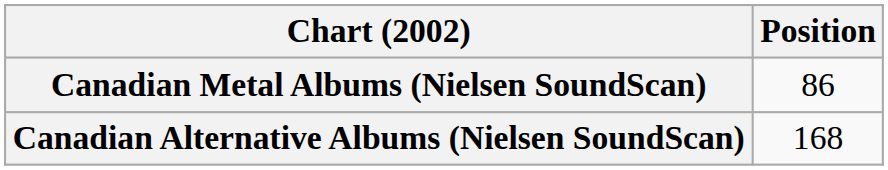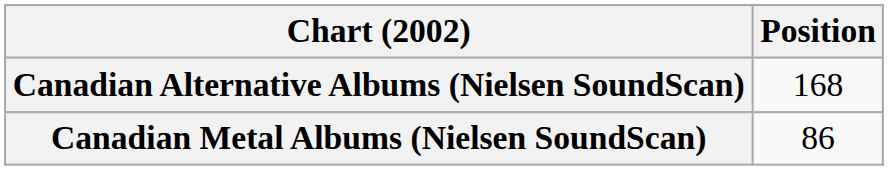rows swapped: (379, 137) <-> (379, 84)
